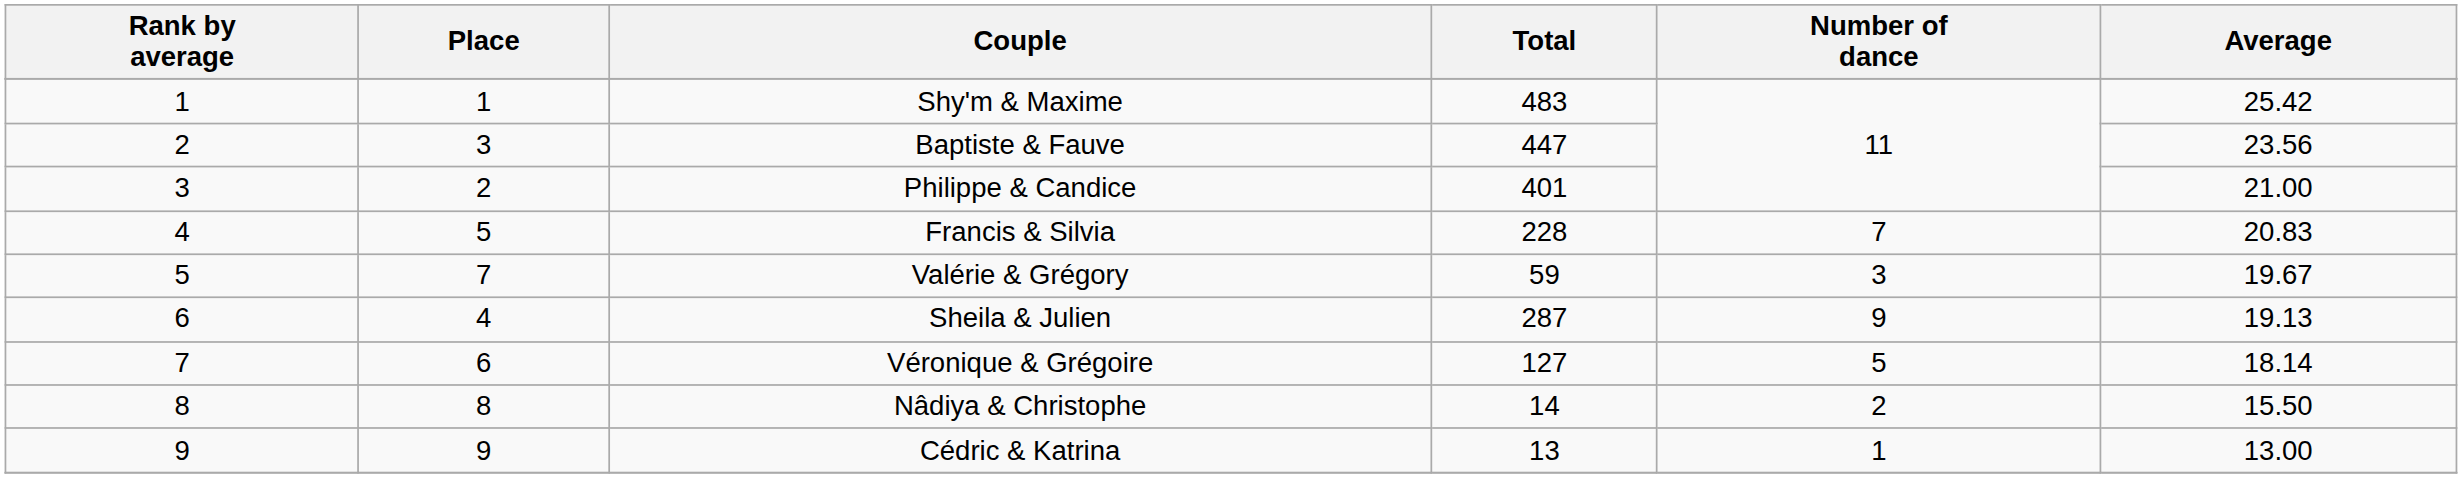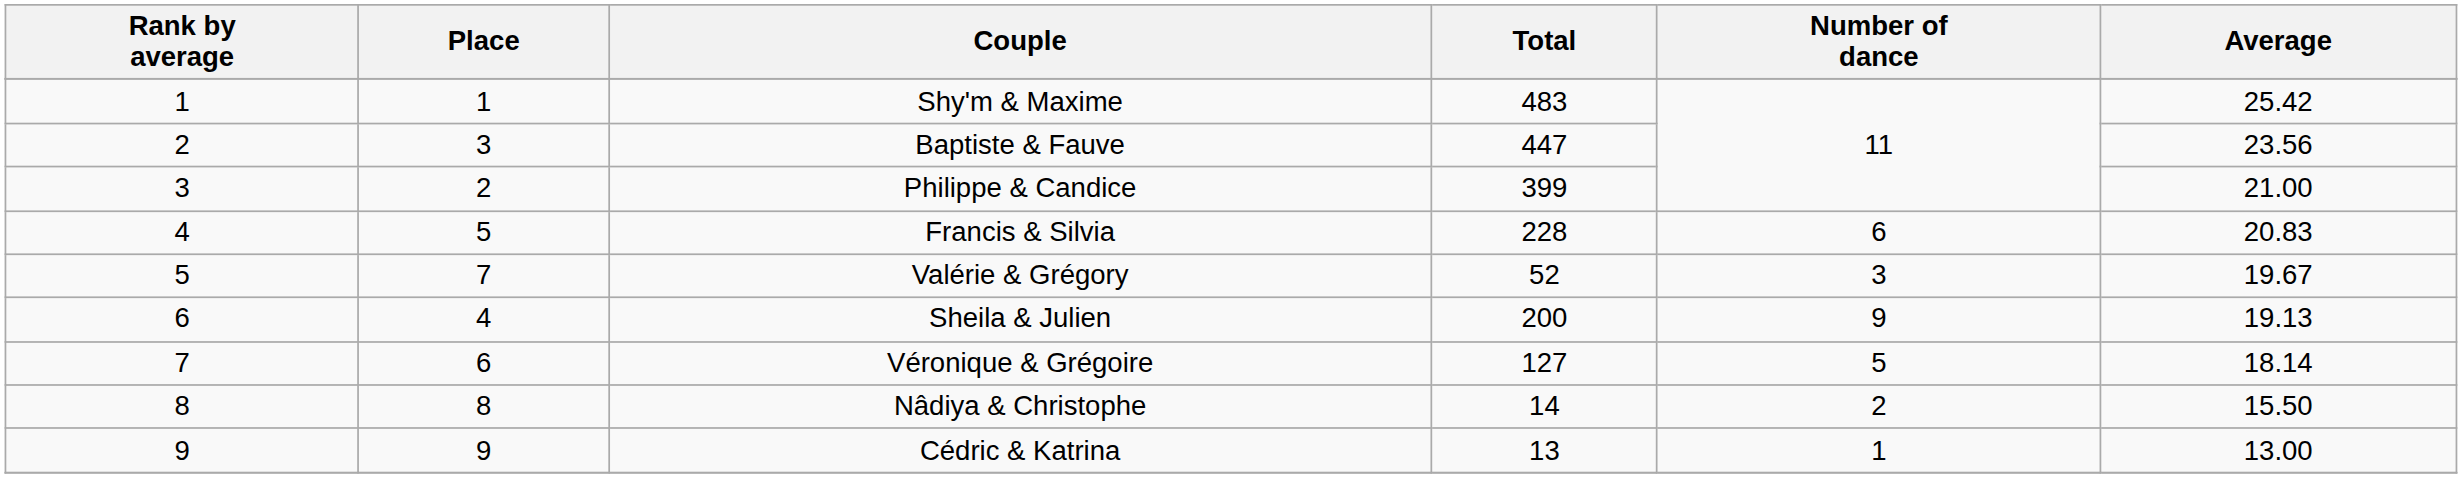(1544, 188) 401 -> (1544, 188) 399
(1879, 231) 7 -> (1879, 231) 6
(1544, 275) 59 -> (1544, 275) 52
(1544, 319) 287 -> (1544, 319) 200
